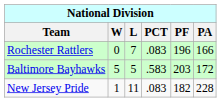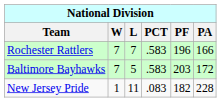(117, 50) 0 -> (117, 50) 7
(156, 50) .083 -> (156, 50) .583
(117, 69) 5 -> (117, 69) 7
